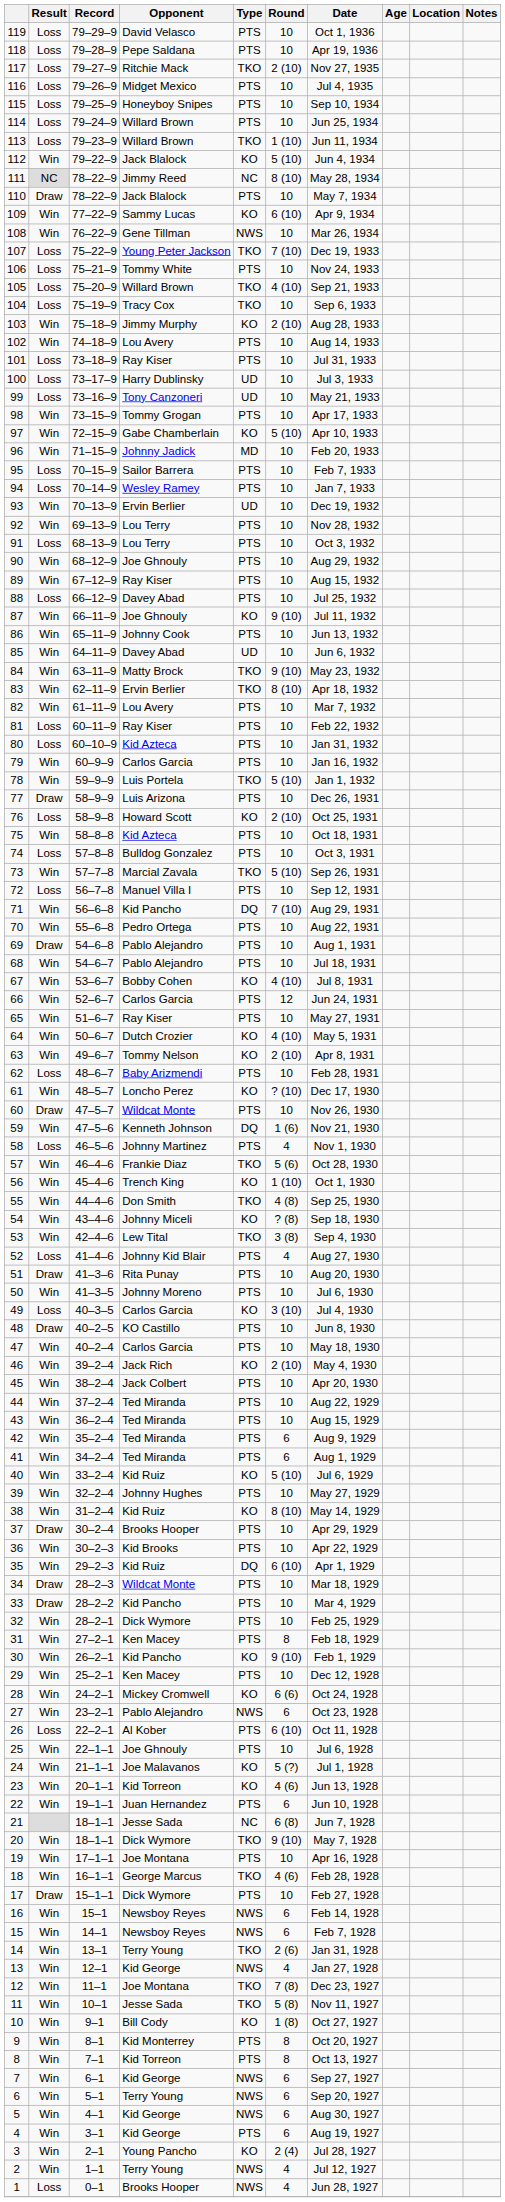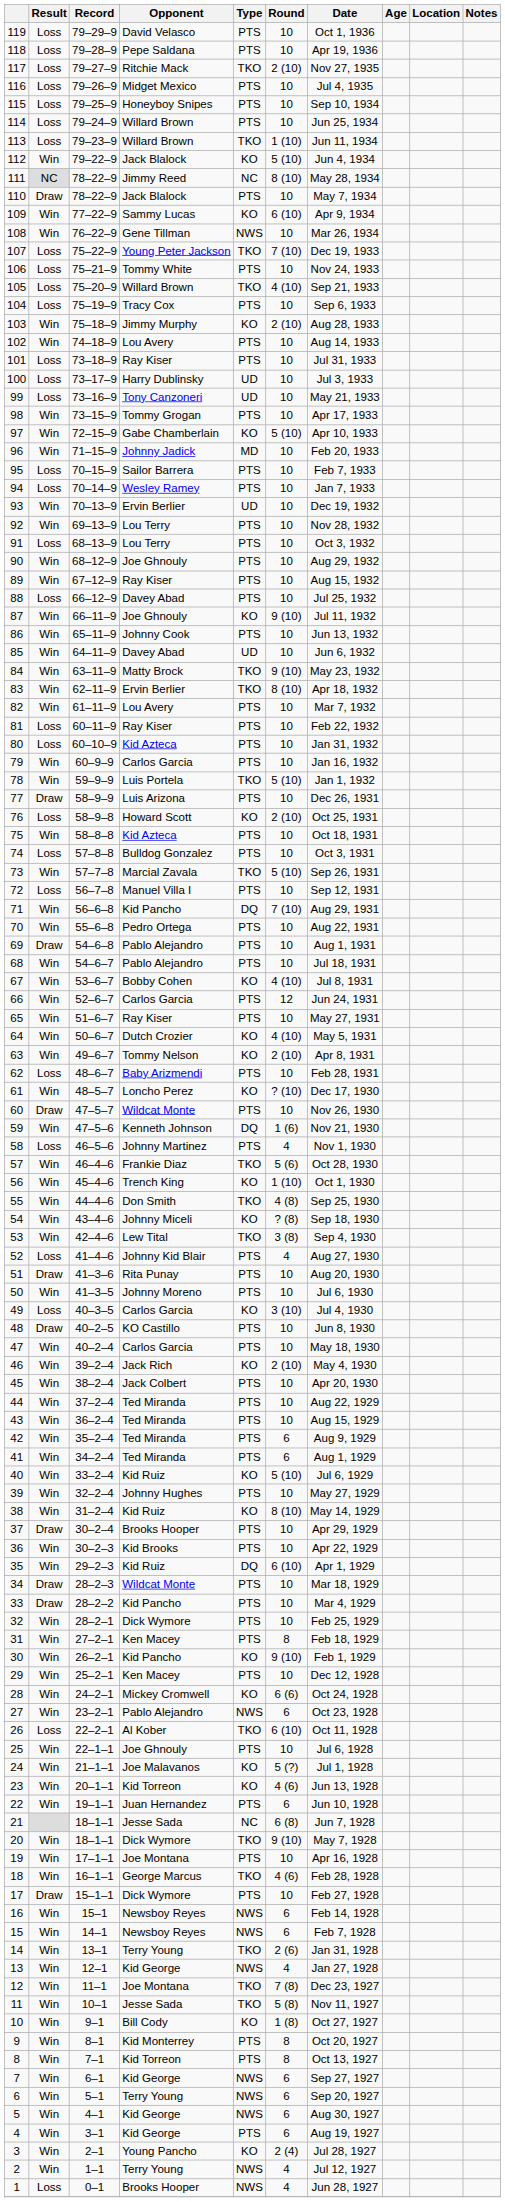(249, 305) TKO -> (249, 305) PTS
(249, 1731) PTS -> (249, 1731) TKO
